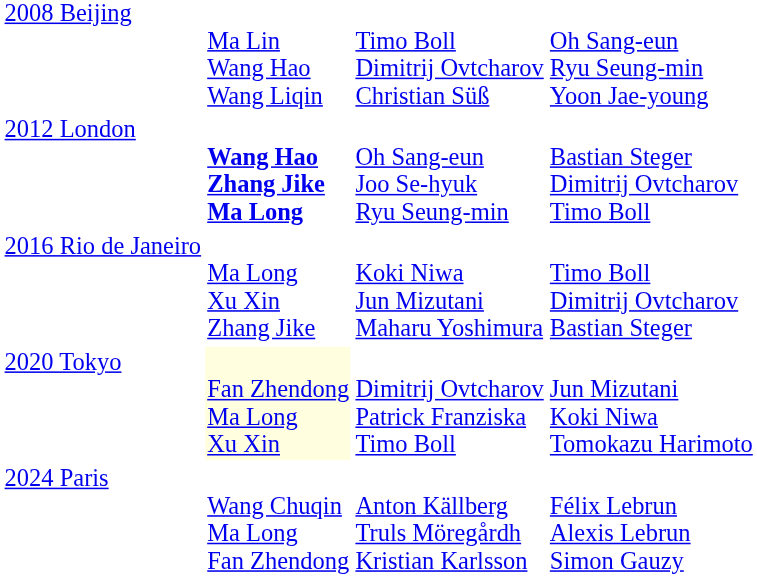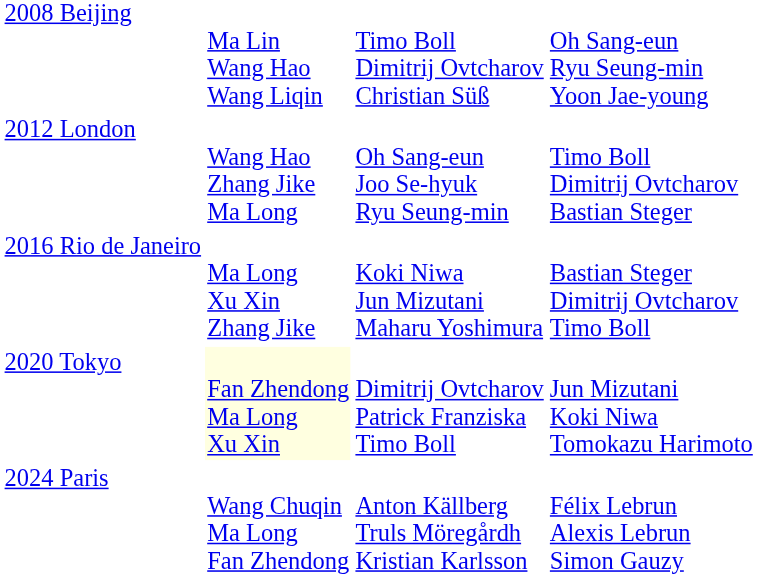(266, 184) bold -> (261, 184) normal
(644, 184) Bastian Steger Dimitrij Ovtcharov Timo Boll -> (644, 184) Timo Boll Dimitrij Ovtcharov Bastian Steger
(644, 300) Timo Boll Dimitrij Ovtcharov Bastian Steger -> (644, 300) Bastian Steger Dimitrij Ovtcharov Timo Boll
